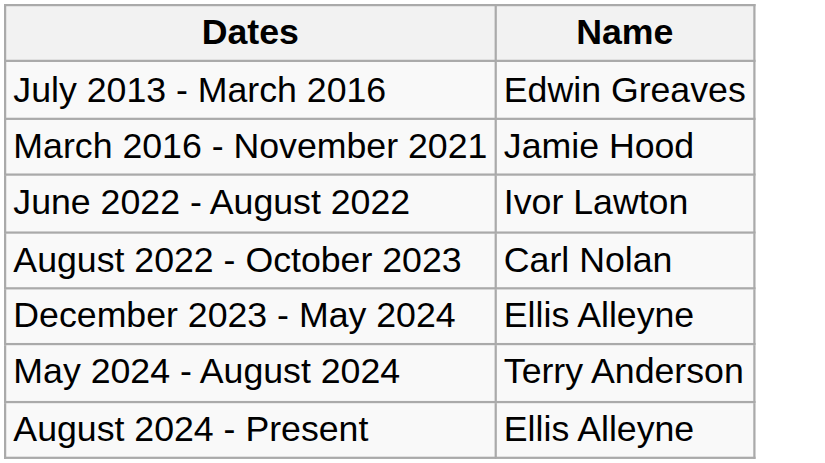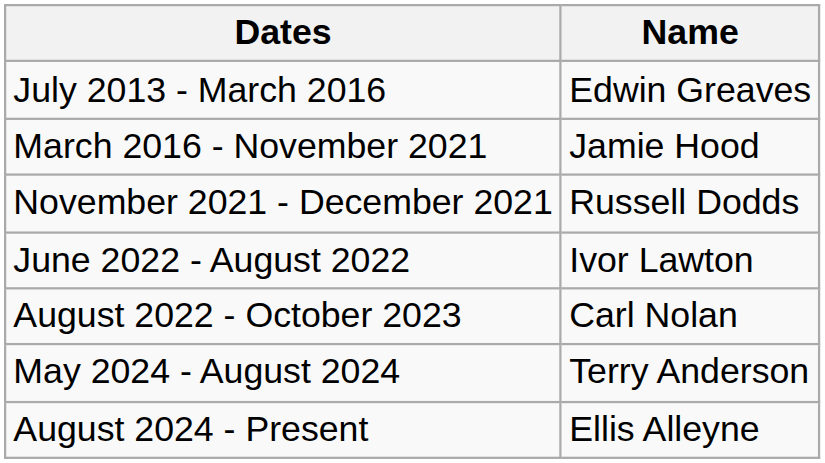+ row: (283, 202)
- row: (234, 315)
